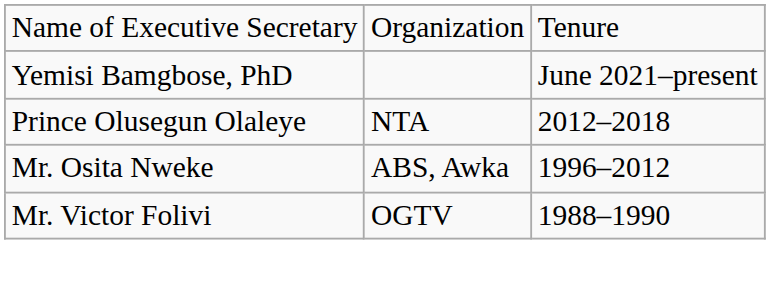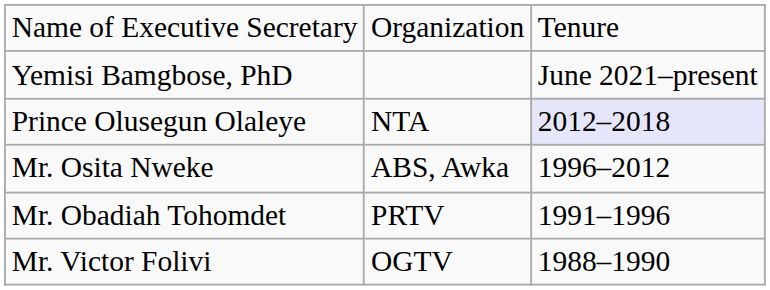(604, 121) no background -> (604, 121) lavender background
+ row: (149, 214)
